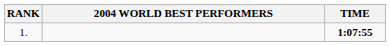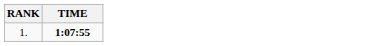- column: (183, 14)
